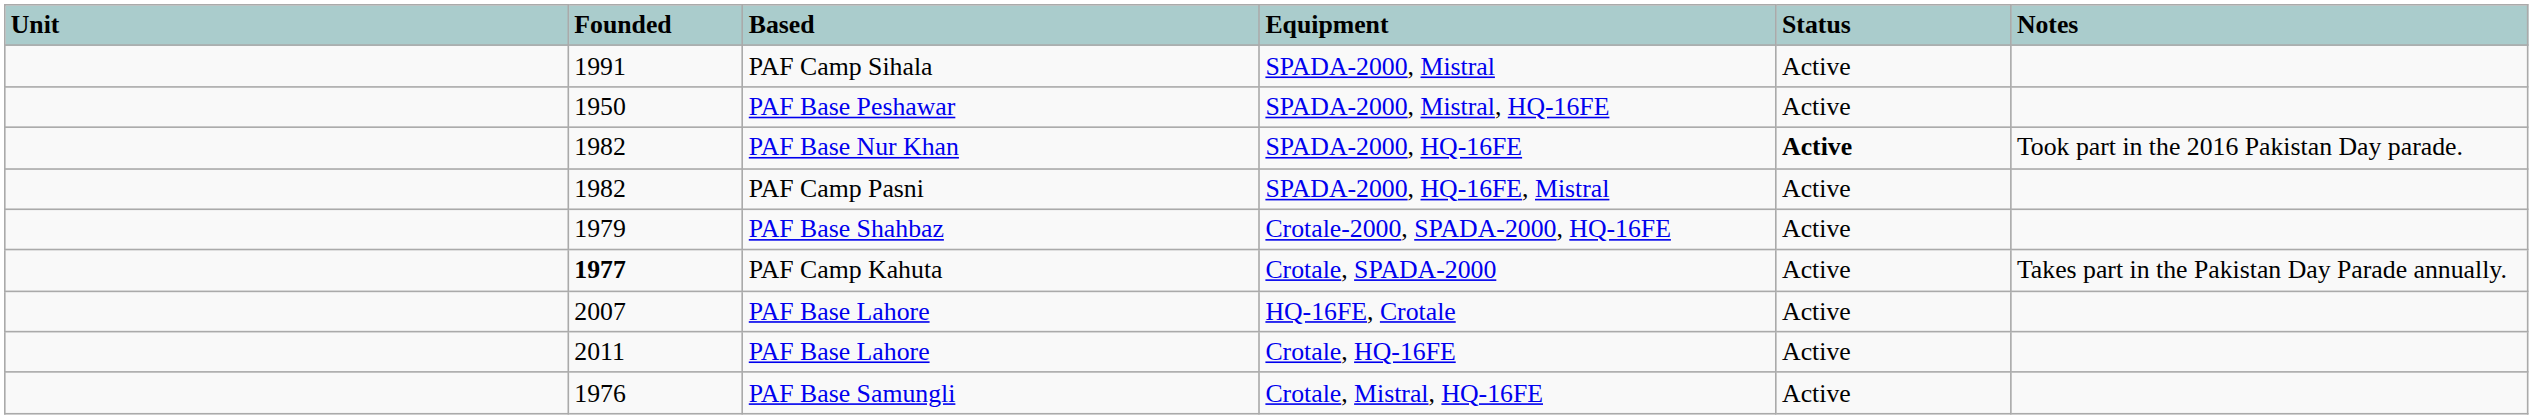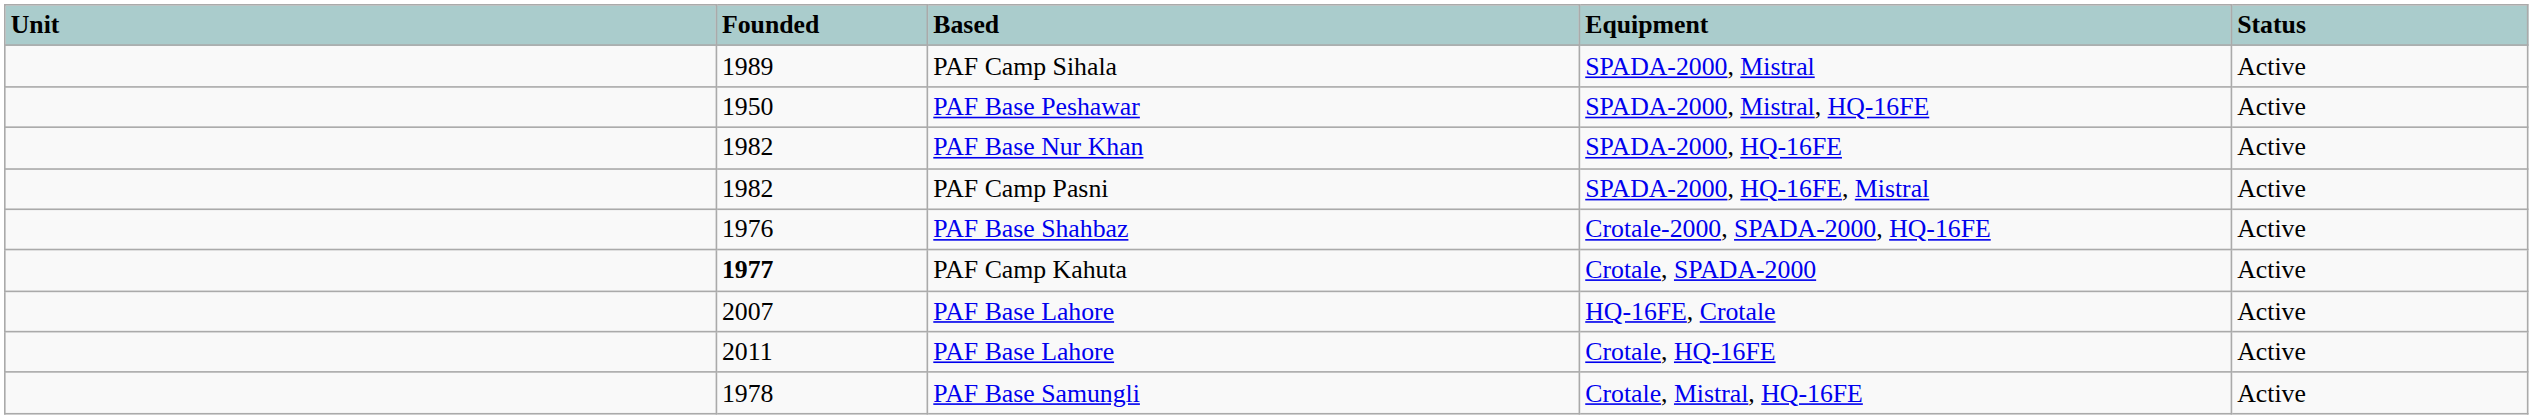- column: (2048, 24)
(600, 65) 1991 -> (748, 65) 1989
(1817, 147) bold -> (2272, 147) normal
(600, 229) 1979 -> (748, 229) 1976
(600, 392) 1976 -> (748, 392) 1978
